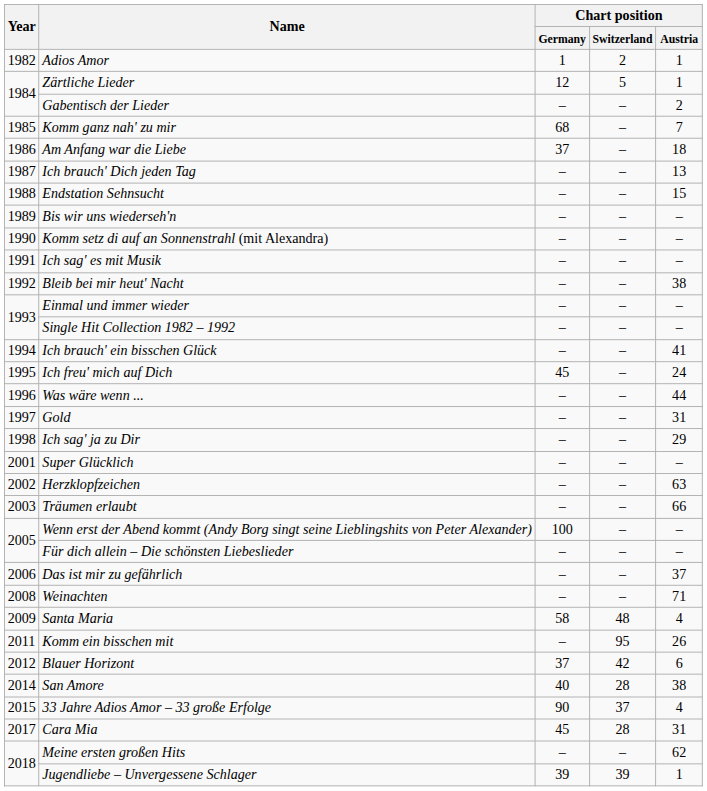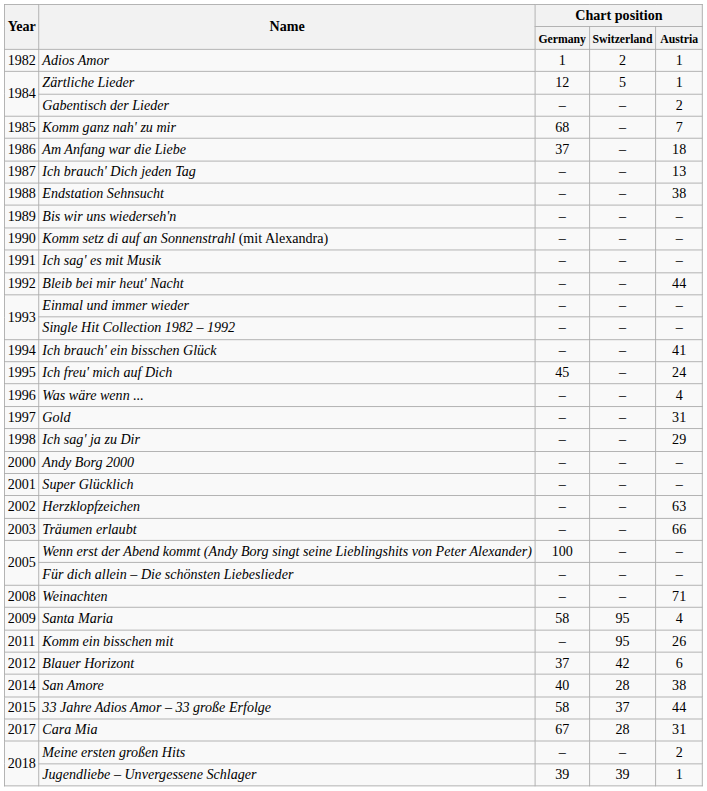(679, 194) 15 -> (679, 194) 38
(679, 283) 38 -> (679, 283) 44
(679, 395) 44 -> (679, 395) 4
+ row: (88, 462)
- row: (112, 573)
(622, 618) 48 -> (622, 618) 95
(562, 707) 90 -> (562, 707) 58
(679, 707) 4 -> (679, 707) 44
(562, 730) 45 -> (562, 730) 67
(679, 752) 62 -> (679, 752) 2
